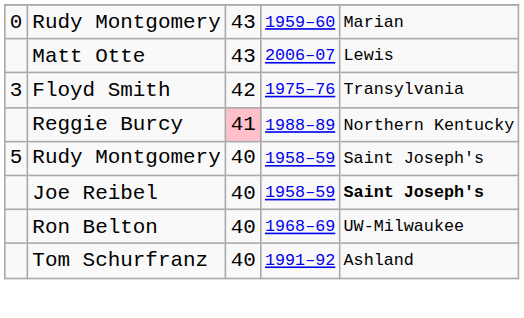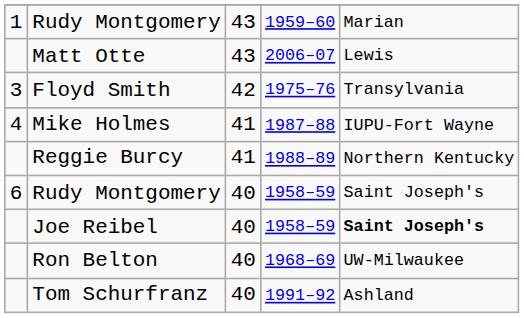(16, 22) 0 -> (16, 22) 1
+ row: (101, 124)
(243, 124) pink background -> (243, 158) no background
(16, 158) 5 -> (16, 192) 6
